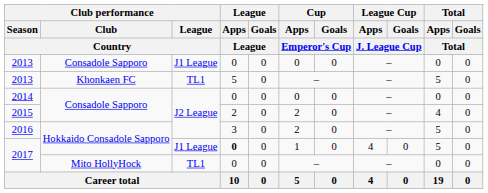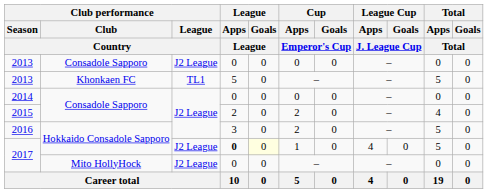(196, 63) J1 League -> (196, 63) J2 League
(196, 146) J1 League -> (196, 146) J2 League
(264, 146) no background -> (264, 146) lightyellow background
(196, 163) TL1 -> (196, 163) J2 League
